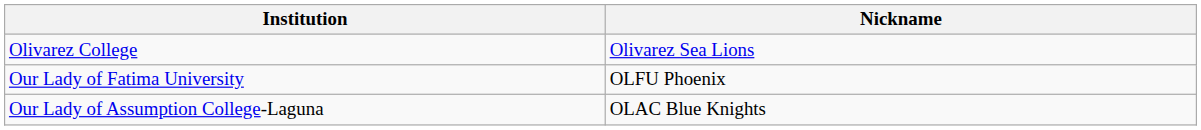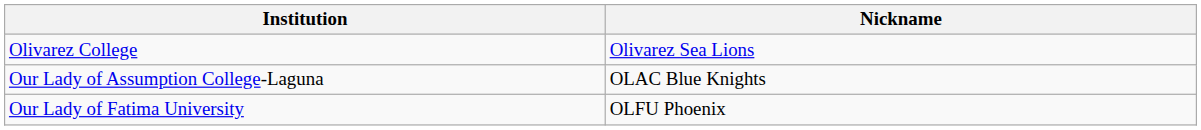rows swapped: (166, 109) <-> (126, 79)
